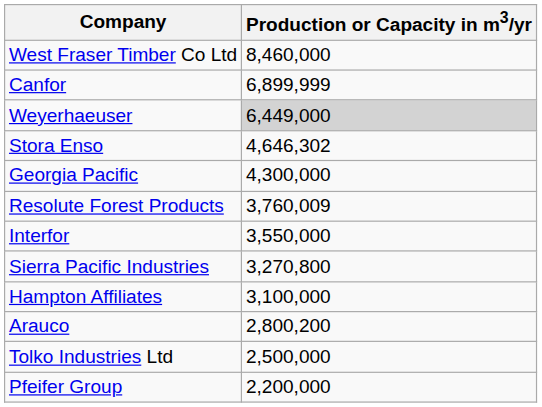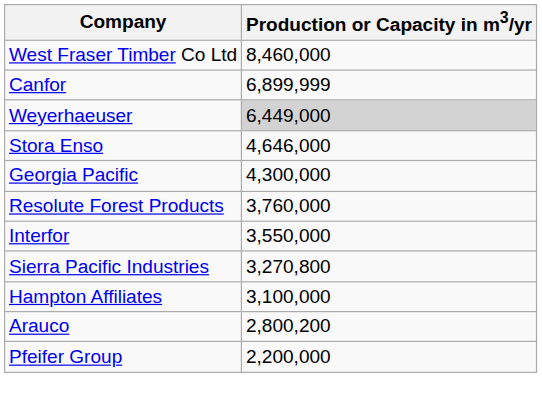(288, 145) 4,646,302 -> (288, 145) 4,646,000
(288, 205) 3,760,009 -> (288, 205) 3,760,000
- row: (91, 356)
